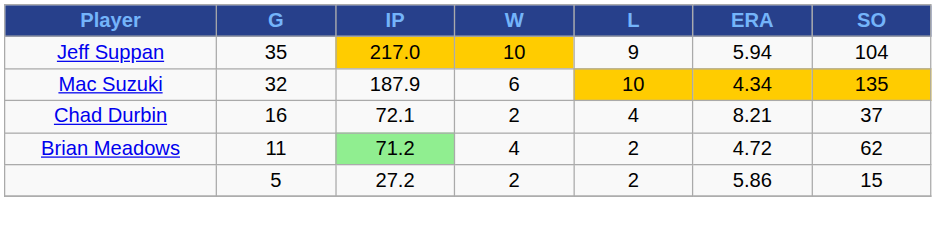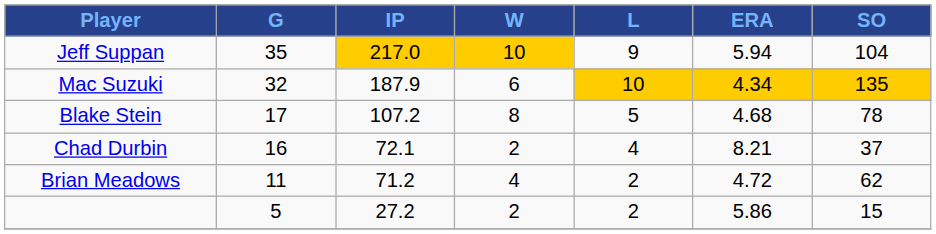+ row: (111, 116)
(395, 148) lightgreen background -> (395, 180) no background
